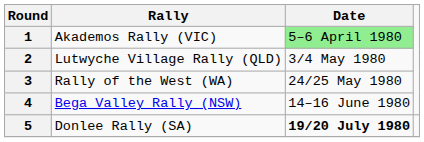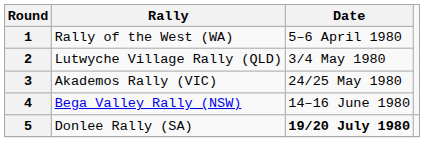(136, 38) Akademos Rally (VIC) -> (144, 38) Rally of the West (WA)
(345, 38) lightgreen background -> (345, 38) no background
(144, 82) Rally of the West (WA) -> (136, 82) Akademos Rally (VIC)
